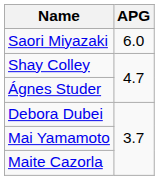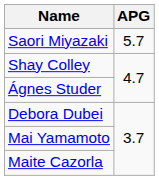(134, 41) 6.0 -> (134, 41) 5.7
